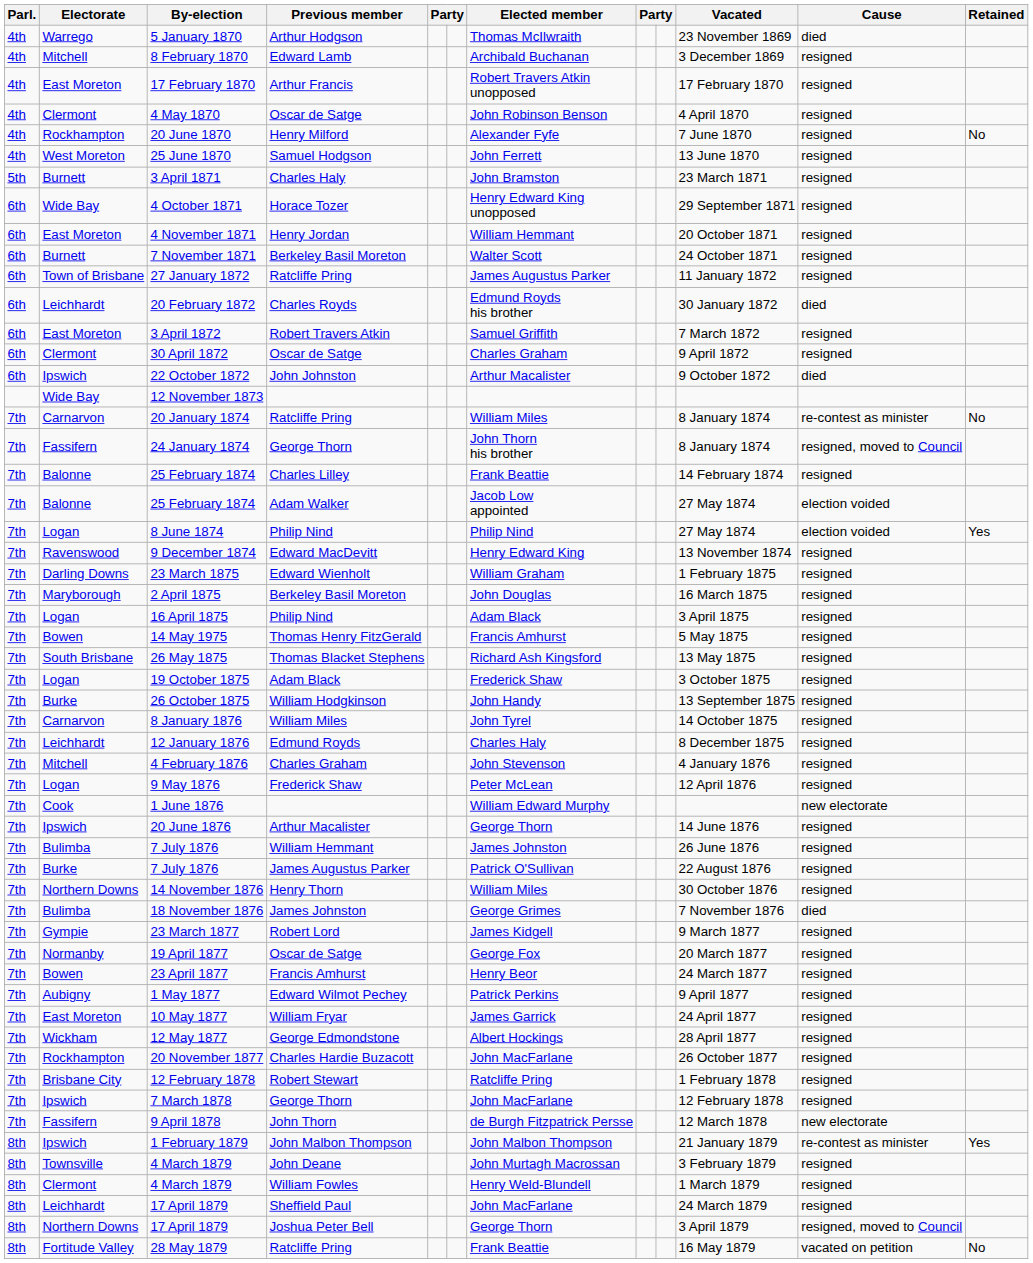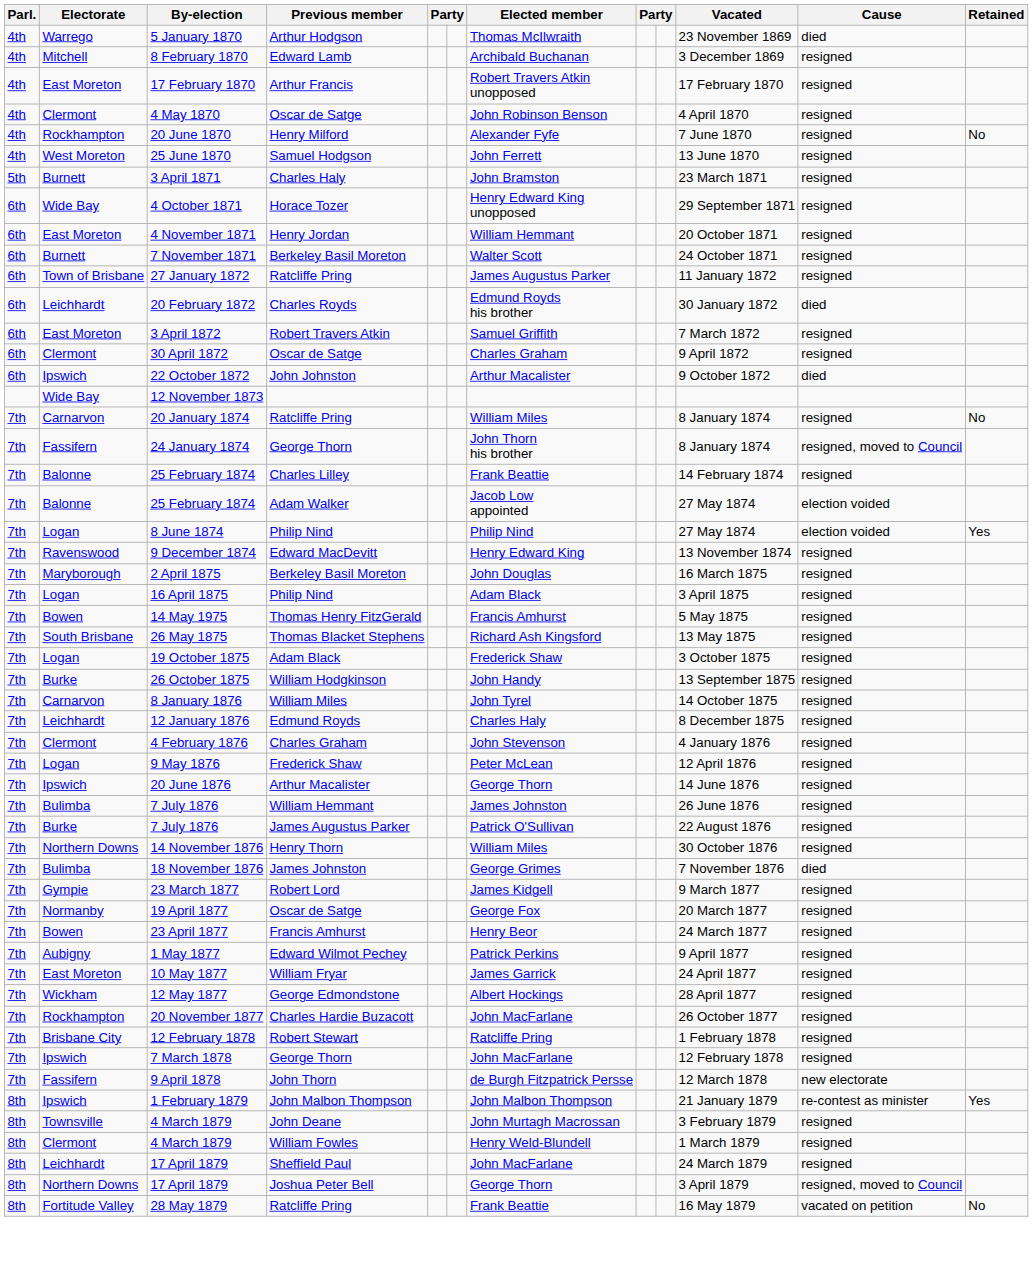(865, 417) re-contest as minister -> (827, 417) resigned
- row: (195, 574)
(65, 763) Mitchell -> (69, 742) Clermont
- row: (187, 805)
